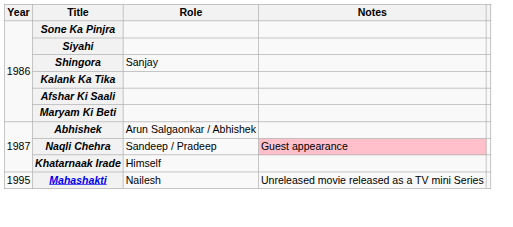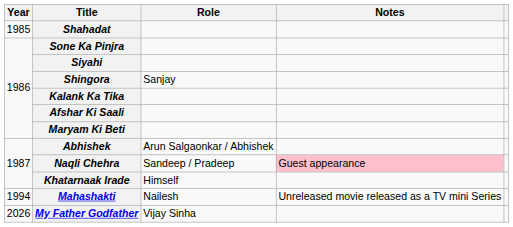+ row: (87, 29)
(19, 180) 1995 -> (19, 197) 1994
+ row: (87, 213)
